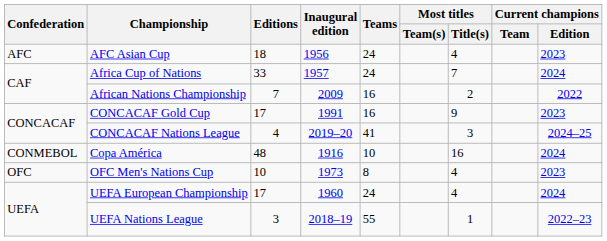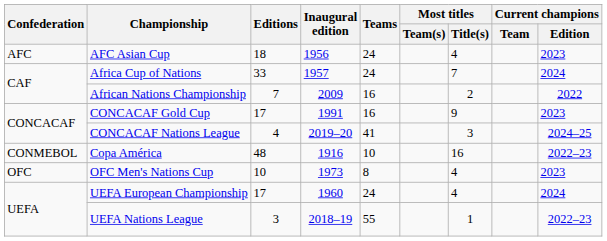(553, 152) 2024 -> (570, 152) 2022–23
